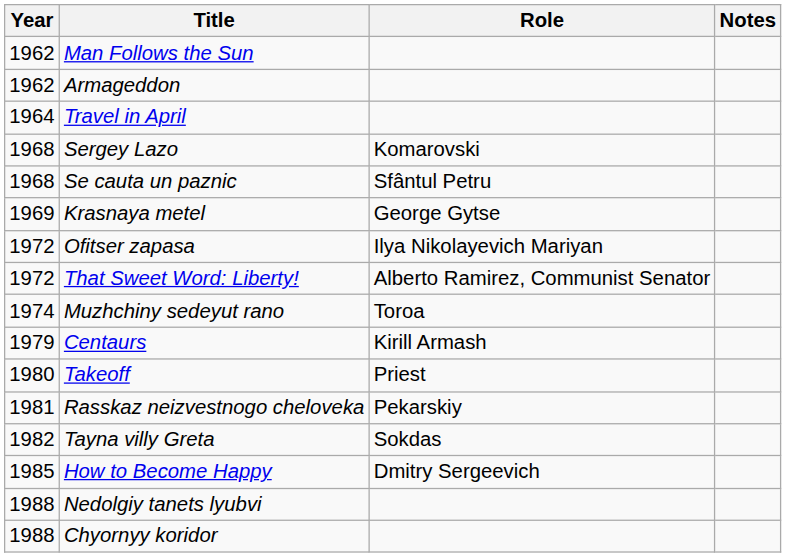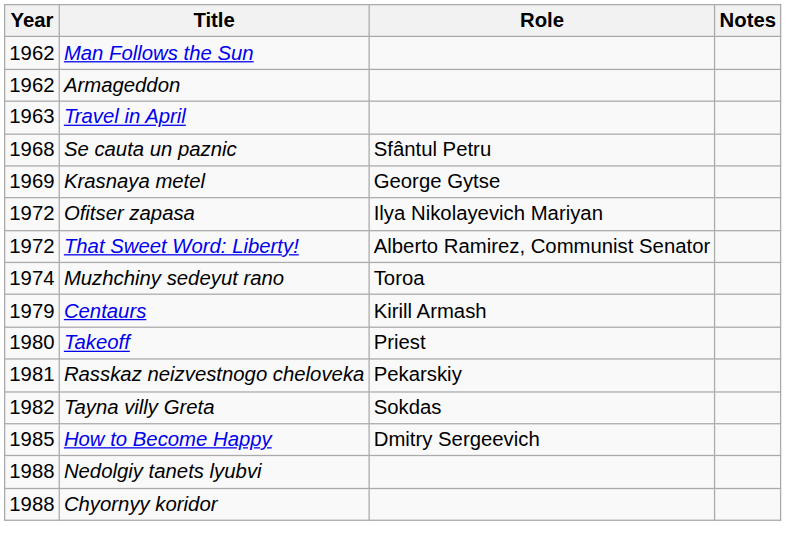(32, 117) 1964 -> (32, 117) 1963
- row: (121, 149)
